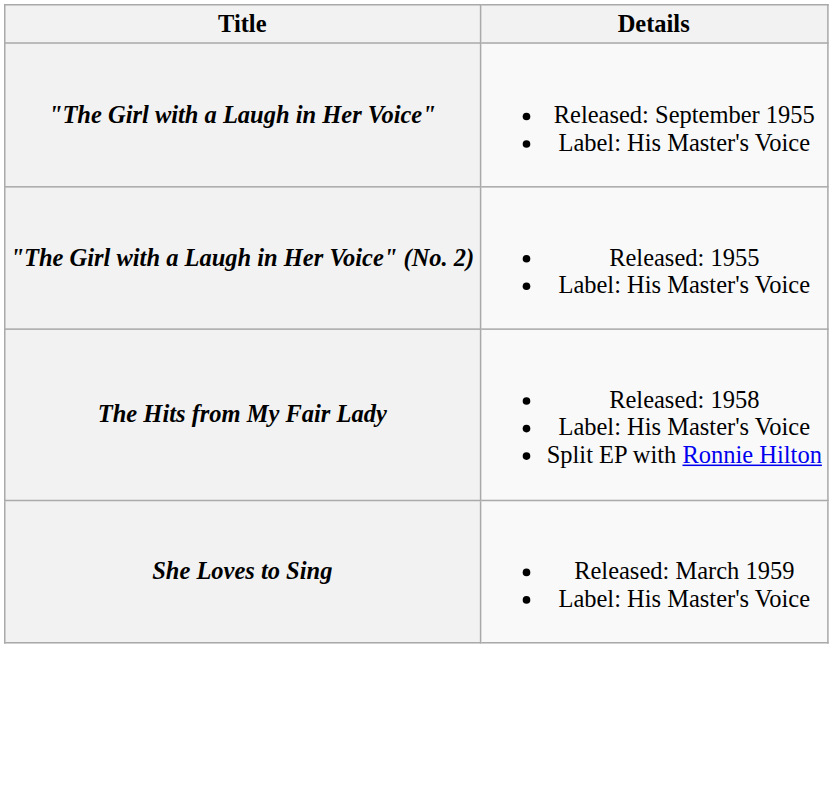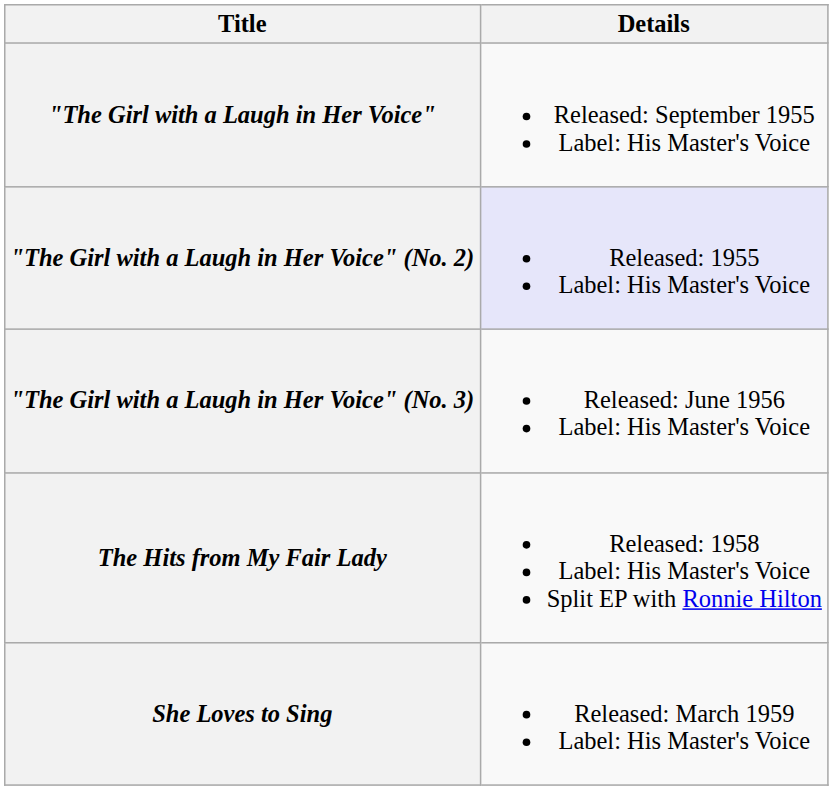(654, 272) no background -> (654, 272) lavender background
+ row: (242, 400)
